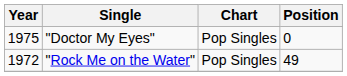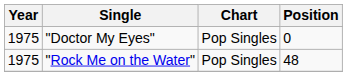(23, 60) 1972 -> (23, 60) 1975
(291, 60) 49 -> (291, 60) 48
